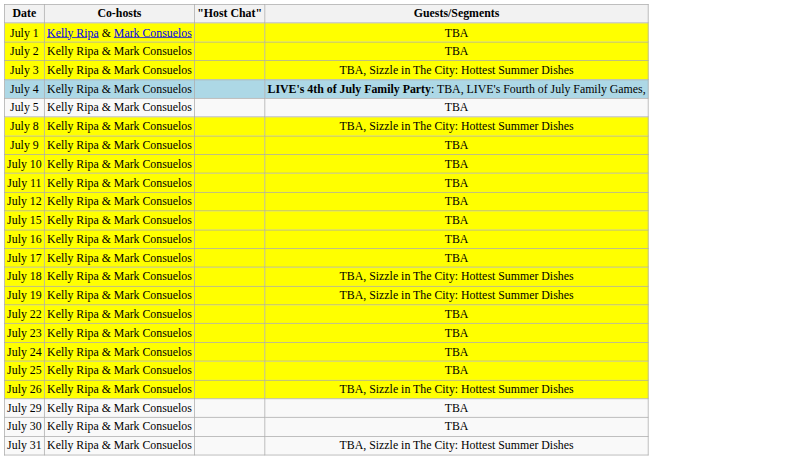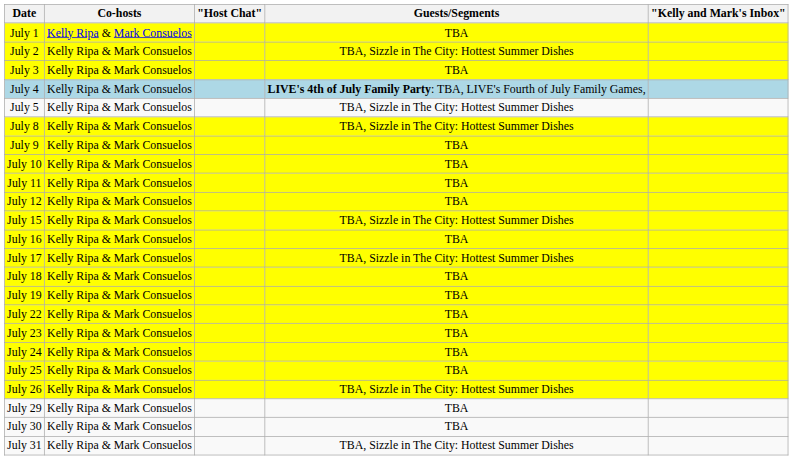+ column: (718, 13)
(457, 51) TBA -> (457, 51) TBA, Sizzle in The City: Hottest Summer Dishes
(457, 70) TBA, Sizzle in The City: Hottest Summer Dishes -> (457, 70) TBA
(457, 107) TBA -> (457, 107) TBA, Sizzle in The City: Hottest Summer Dishes
(457, 220) TBA -> (457, 220) TBA, Sizzle in The City: Hottest Summer Dishes
(457, 257) TBA -> (457, 257) TBA, Sizzle in The City: Hottest Summer Dishes
(457, 276) TBA, Sizzle in The City: Hottest Summer Dishes -> (457, 276) TBA
(457, 295) TBA, Sizzle in The City: Hottest Summer Dishes -> (457, 295) TBA
